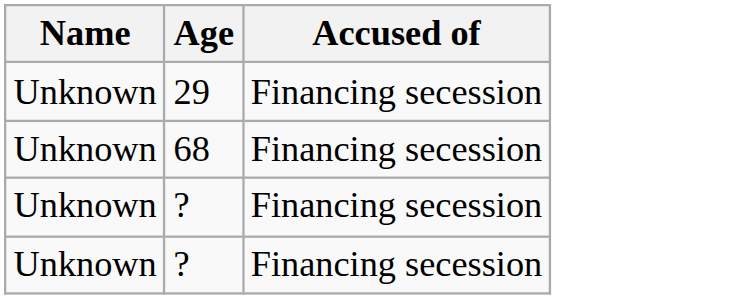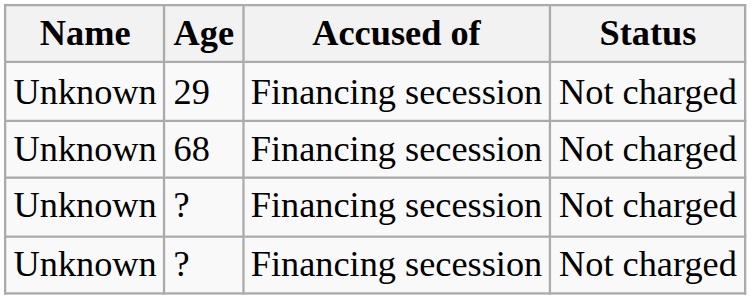+ column: (648, 33)
